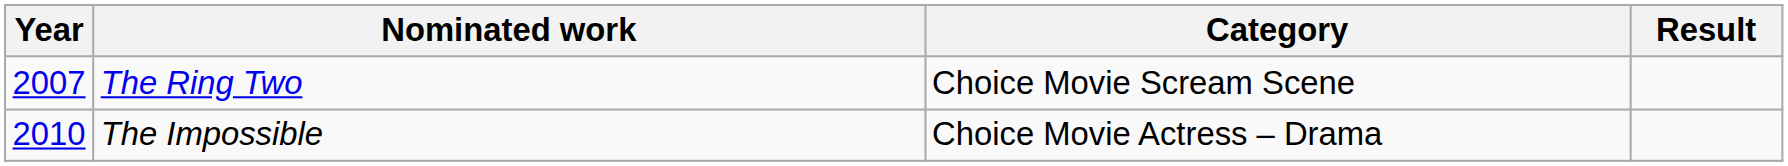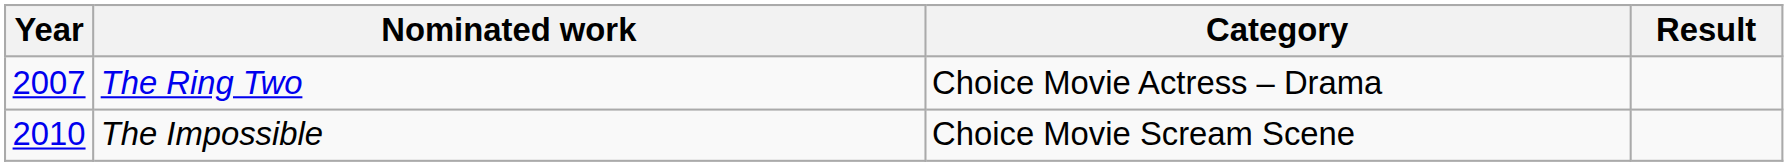(1144, 82) Choice Movie Scream Scene -> (1157, 82) Choice Movie Actress – Drama
(1157, 134) Choice Movie Actress – Drama -> (1144, 134) Choice Movie Scream Scene
